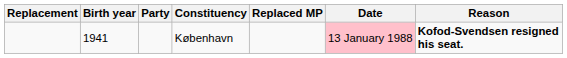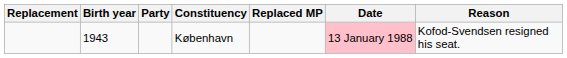(96, 37) 1941 -> (96, 37) 1943
(488, 37) bold -> (483, 37) normal
